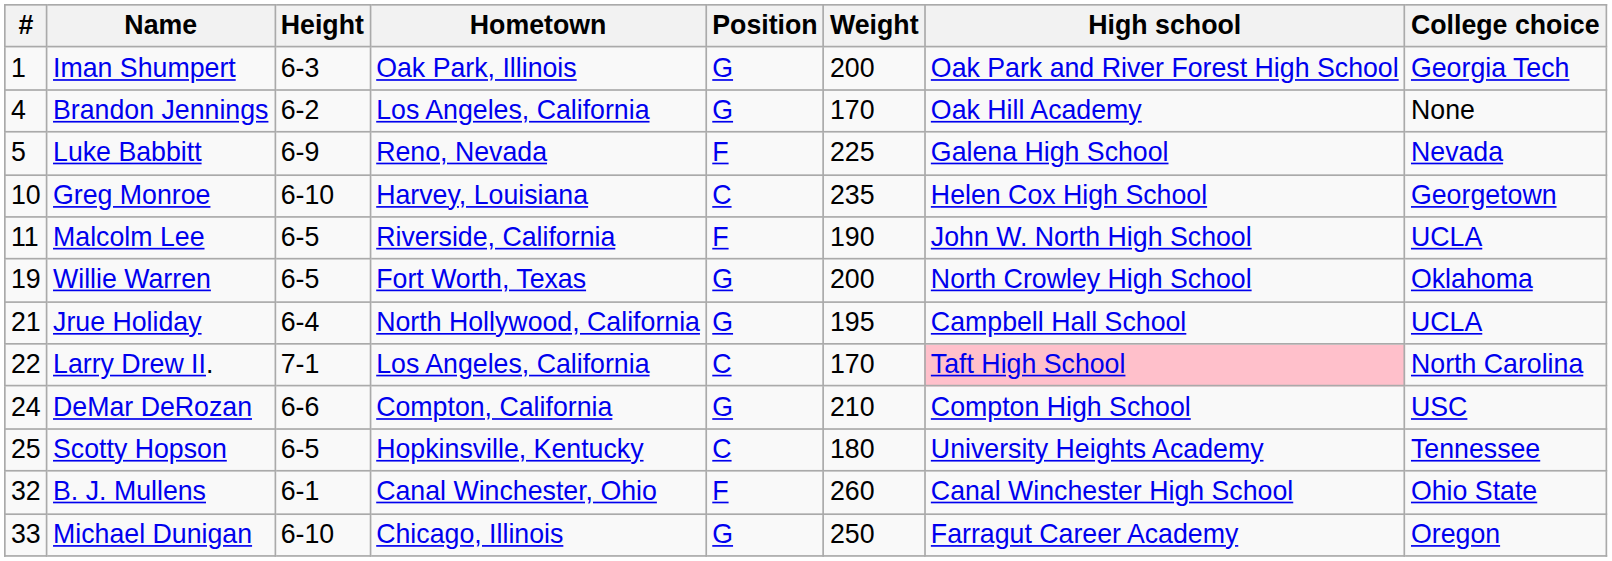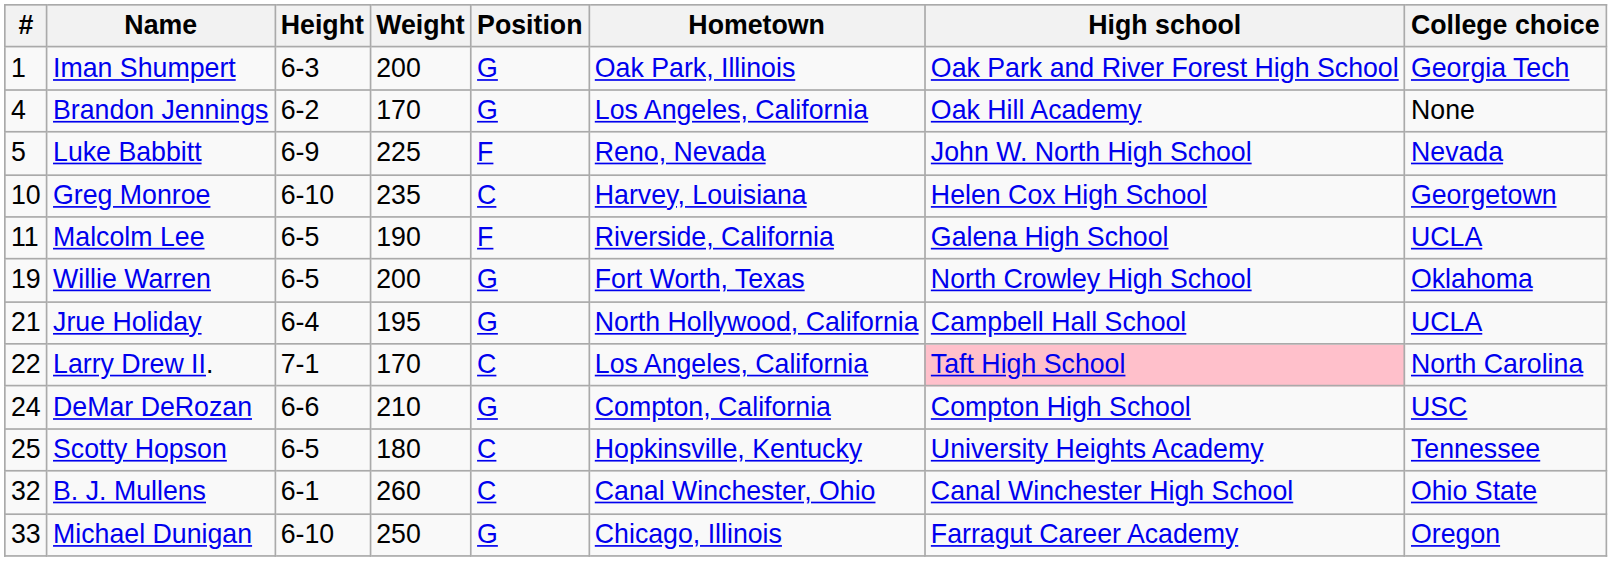columns swapped: (874, 25) <-> (538, 25)
(1050, 152) Galena High School -> (1091, 152) John W. North High School
(1091, 237) John W. North High School -> (1050, 237) Galena High School
(720, 491) F -> (487, 491) C
